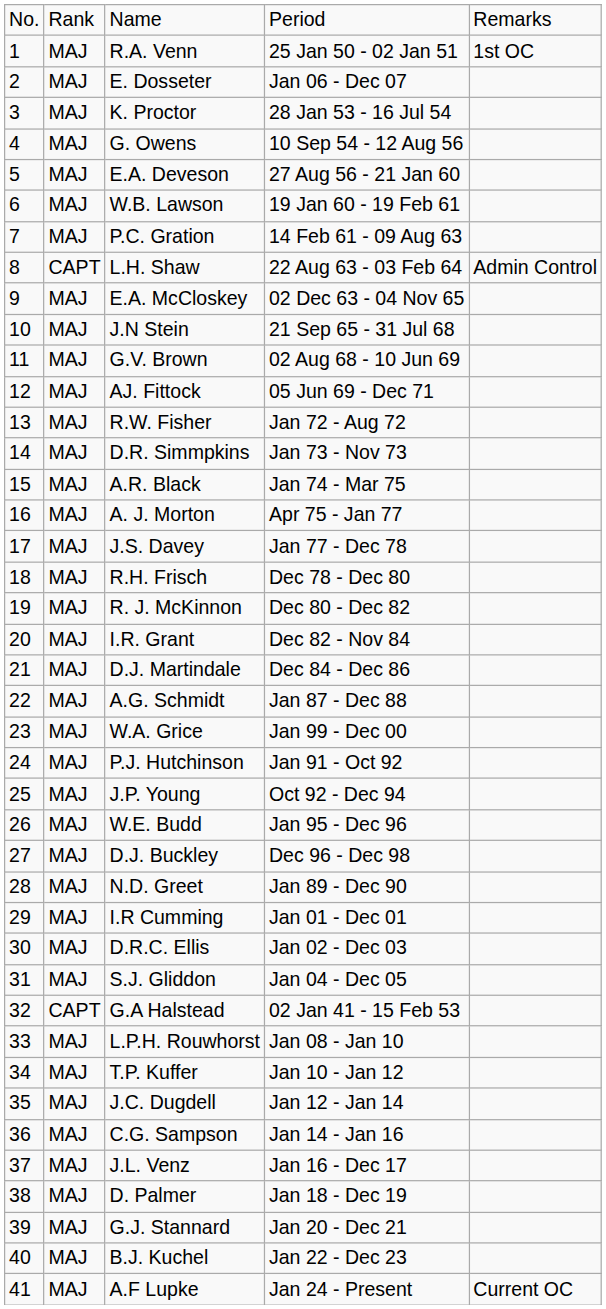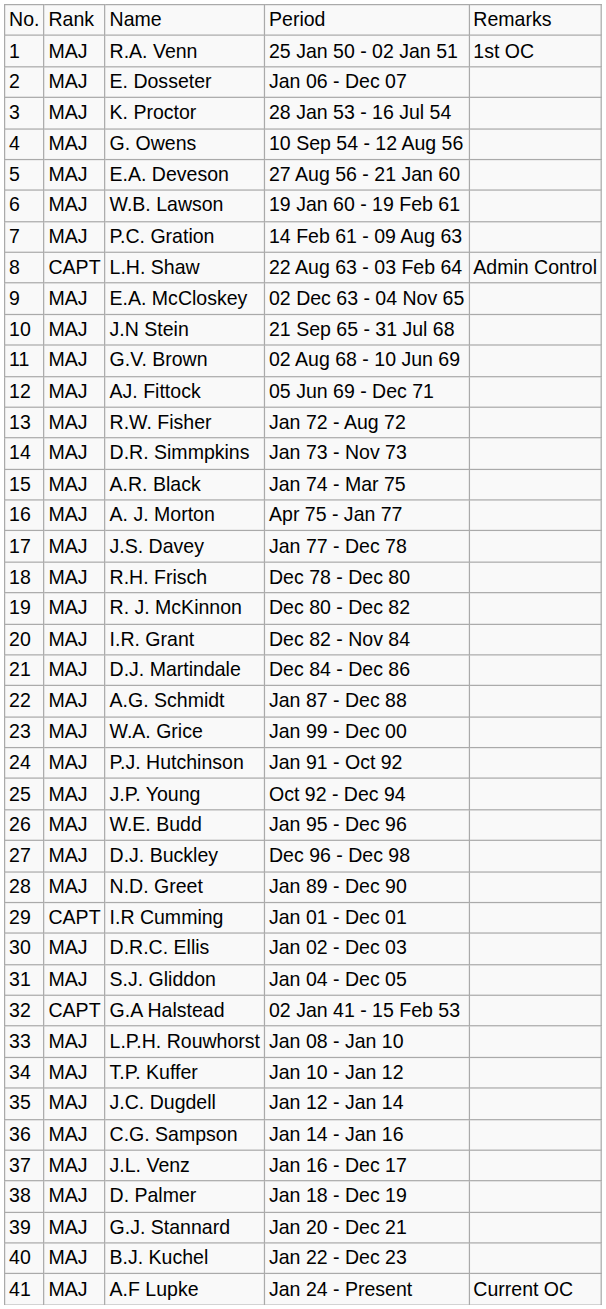(68, 917) MAJ -> (75, 917) CAPT
